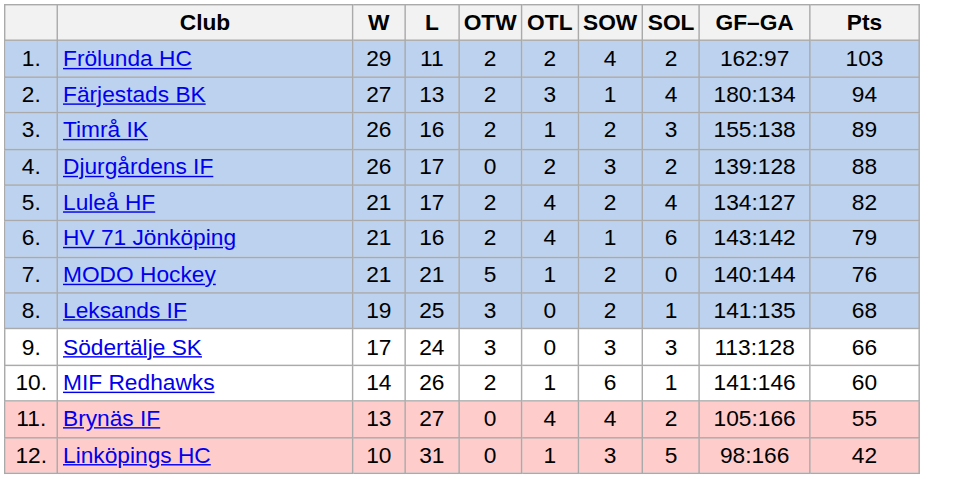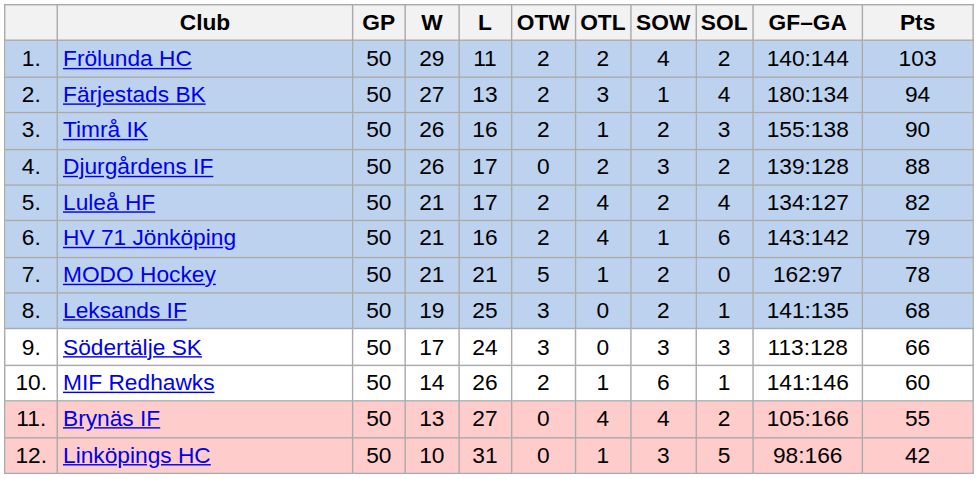+ column: (379, 22)
(755, 58) 162:97 -> (808, 58) 140:144
(865, 130) 89 -> (918, 130) 90
(755, 274) 140:144 -> (808, 274) 162:97
(865, 274) 76 -> (918, 274) 78
